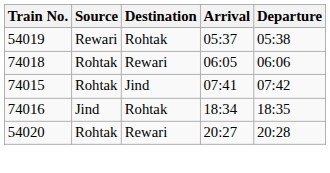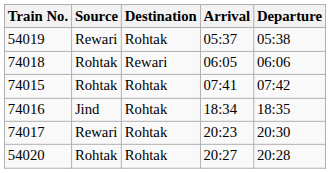(137, 86) Jind -> (146, 86) Rohtak
+ row: (26, 132)
(146, 132) Rewari -> (146, 156) Rohtak
